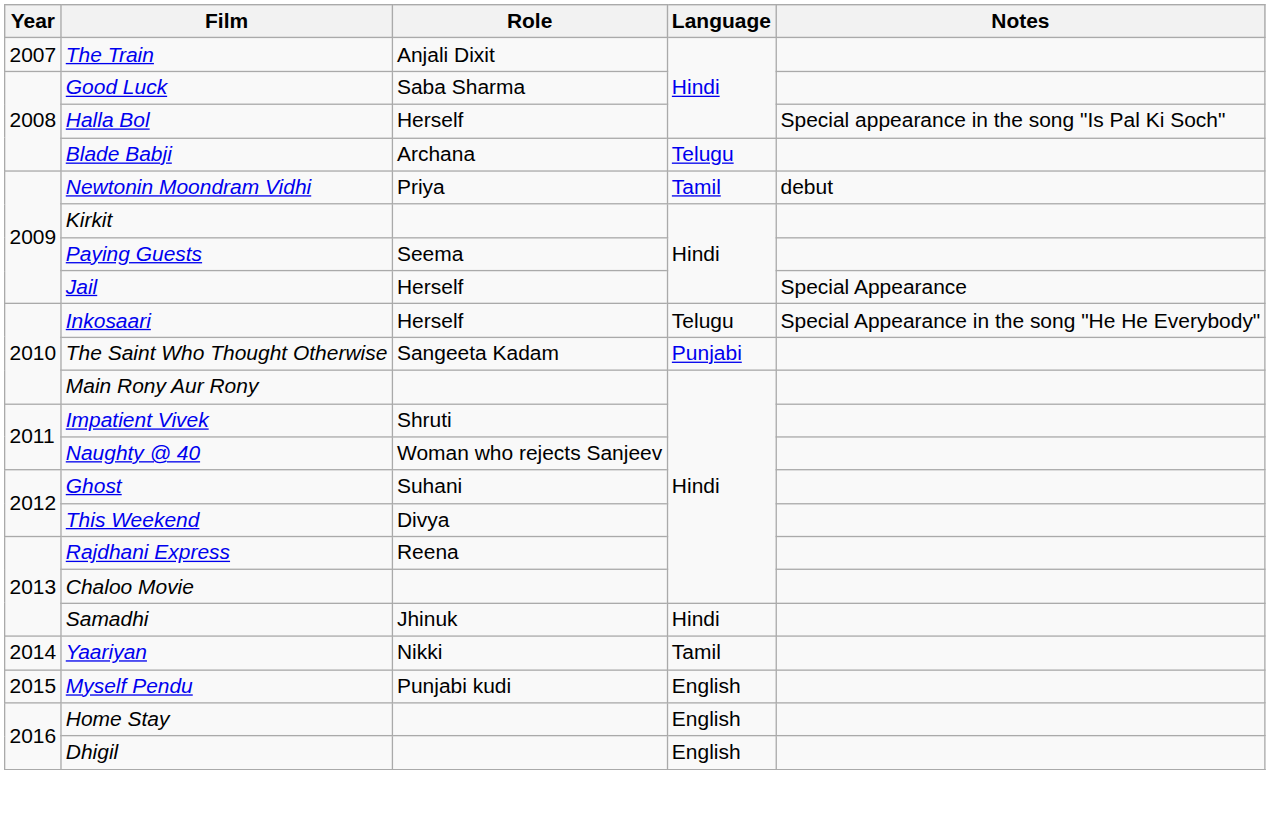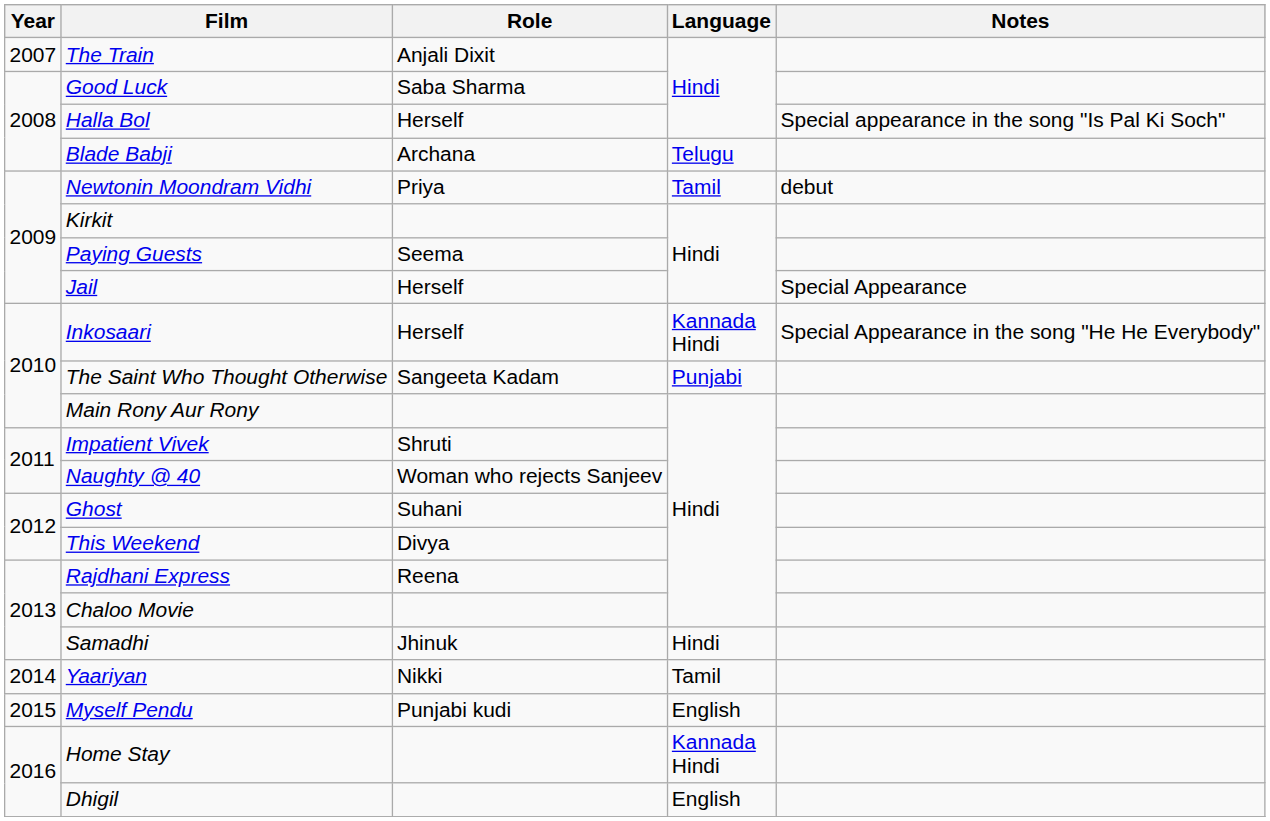(703, 320) Telugu -> (714, 332) Kannada Hindi
(706, 719) English -> (714, 754) Kannada Hindi
